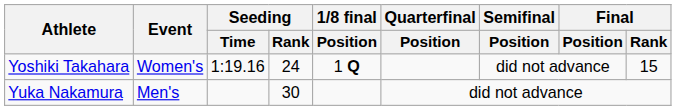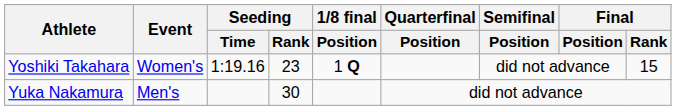(291, 67) 24 -> (291, 67) 23
